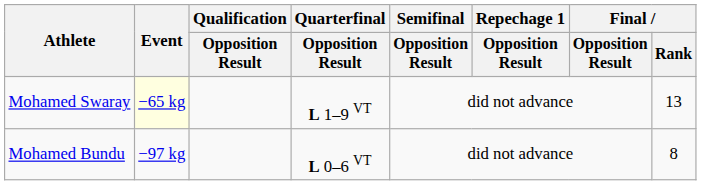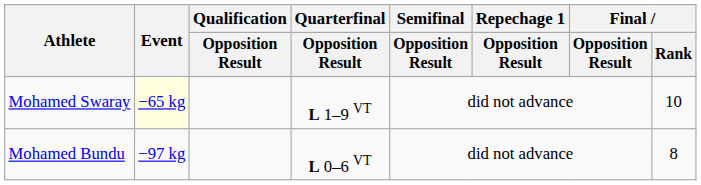(674, 102) 13 -> (674, 102) 10
